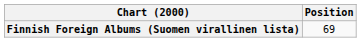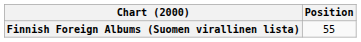(329, 29) 69 -> (329, 29) 55
